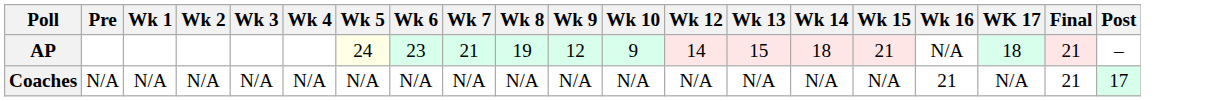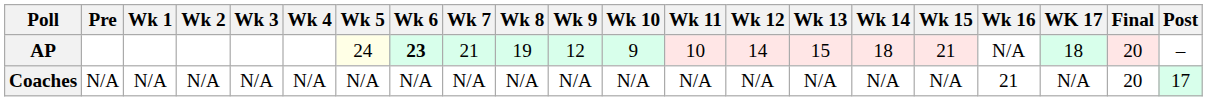+ column: (695, 19)
(416, 50) normal -> (416, 50) bold
(1071, 50) 21 -> (1133, 50) 20
(1071, 80) 21 -> (1133, 80) 20
